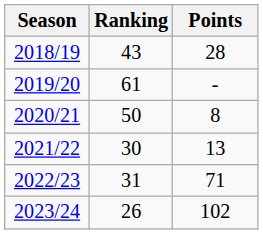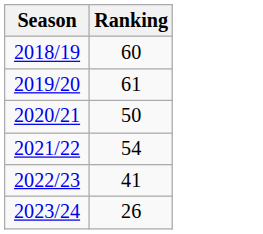- column: (215, 20)
(131, 52) 43 -> (131, 52) 60
(131, 148) 30 -> (131, 148) 54
(131, 180) 31 -> (131, 180) 41
